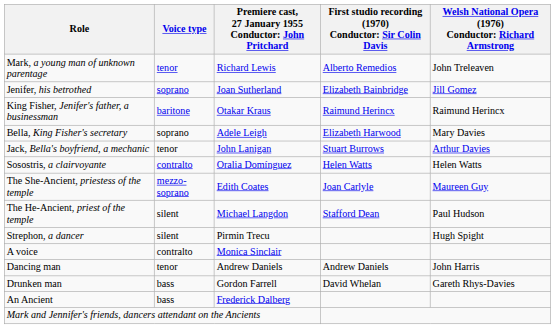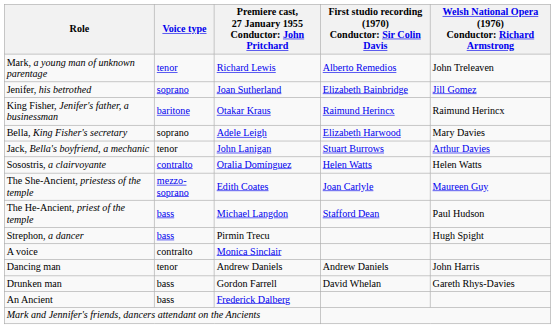(168, 214) silent -> (166, 214) bass
(168, 235) silent -> (166, 235) bass
